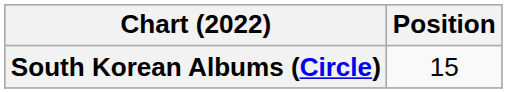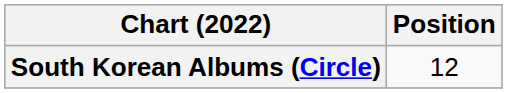(444, 66) 15 -> (444, 66) 12
